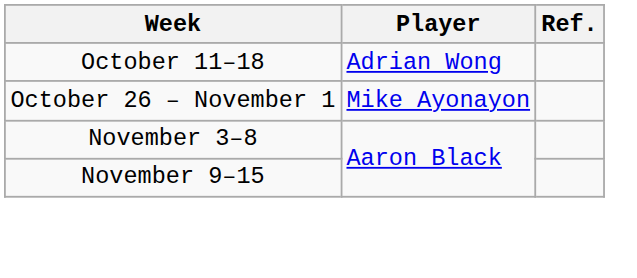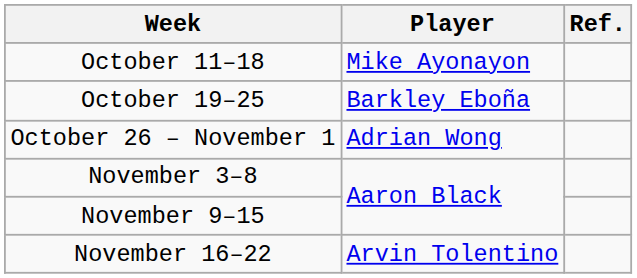(424, 62) Adrian Wong -> (438, 62) Mike Ayonayon
+ row: (173, 101)
(438, 101) Mike Ayonayon -> (424, 139) Adrian Wong
+ row: (173, 254)
